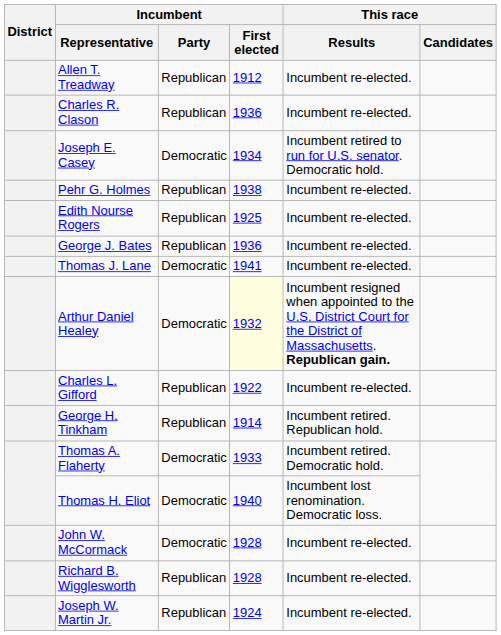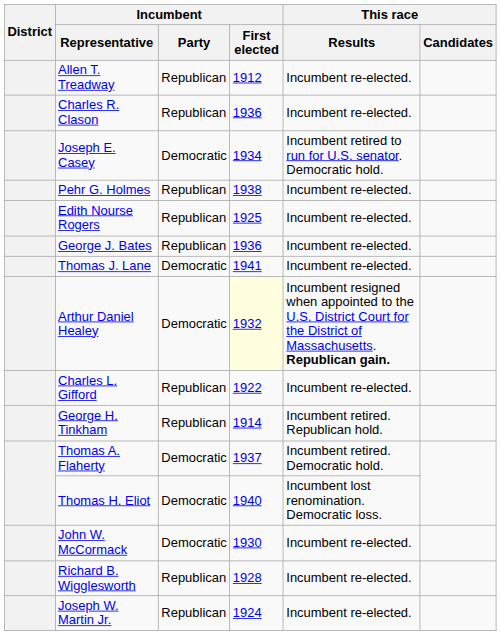(247, 458) 1933 -> (247, 458) 1937
(247, 543) 1928 -> (247, 543) 1930
